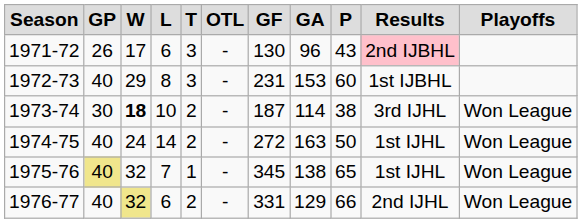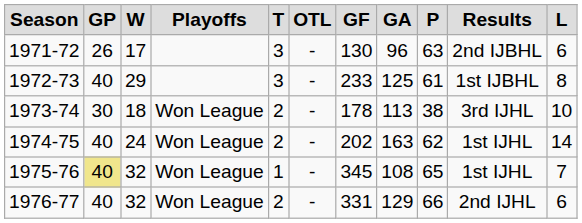columns swapped: (166, 19) <-> (518, 19)
(346, 50) 43 -> (433, 50) 63
(410, 50) pink background -> (497, 50) no background
(269, 80) 231 -> (356, 80) 233
(310, 80) 153 -> (397, 80) 125
(346, 80) 60 -> (433, 80) 61
(136, 111) bold -> (136, 111) normal
(269, 111) 187 -> (356, 111) 178
(310, 111) 114 -> (397, 111) 113
(269, 141) 272 -> (356, 141) 202
(346, 141) 50 -> (433, 141) 62
(310, 171) 138 -> (397, 171) 108
(136, 202) khaki background -> (136, 202) no background
